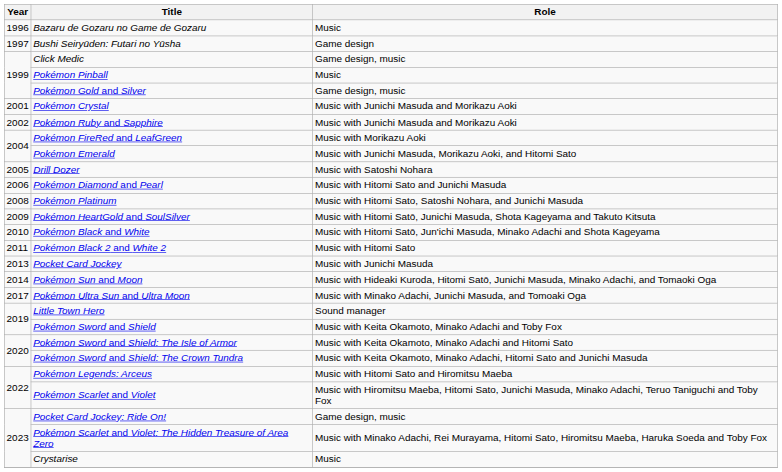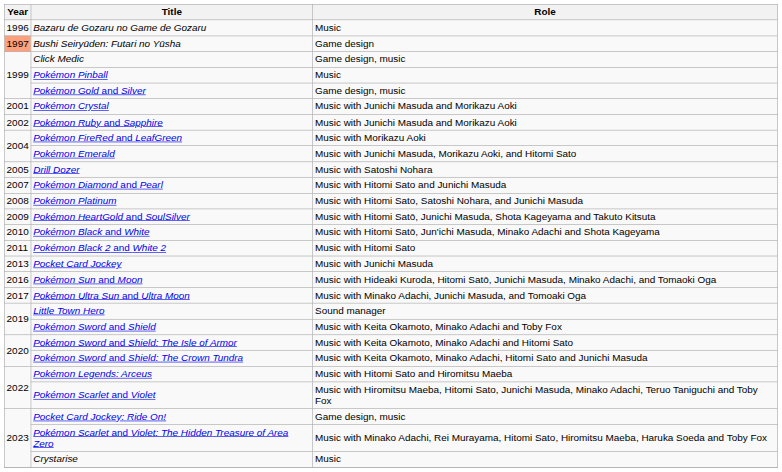(18, 43) no background -> (18, 43) lightsalmon background
(18, 185) 2006 -> (18, 185) 2007
(18, 279) 2014 -> (18, 279) 2016
